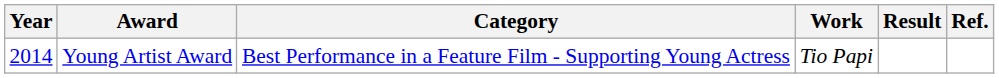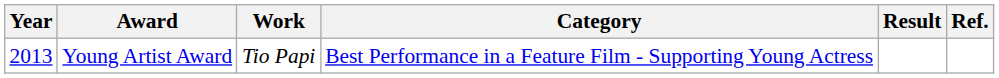columns swapped: (516, 21) <-> (836, 21)
(31, 55) 2014 -> (31, 55) 2013
